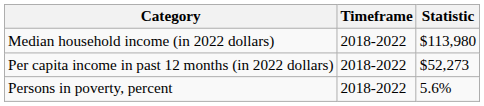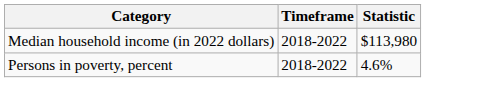- row: (171, 64)
(436, 88) 5.6% -> (377, 64) 4.6%
